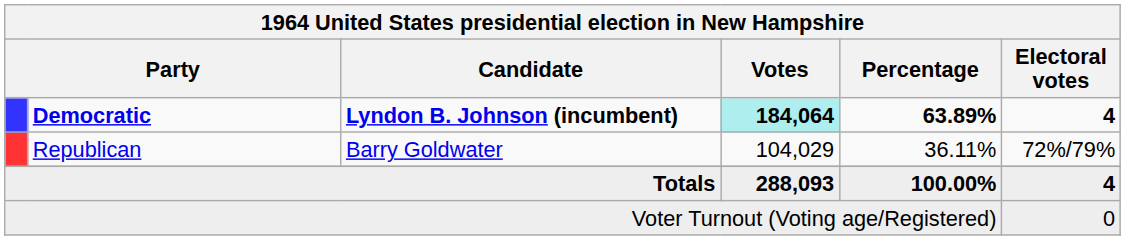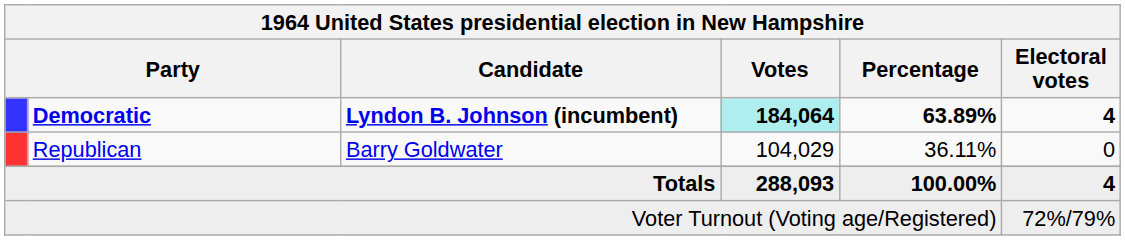(1069, 150) 72%/79% -> (1109, 150) 0
(1109, 218) 0 -> (1069, 218) 72%/79%
